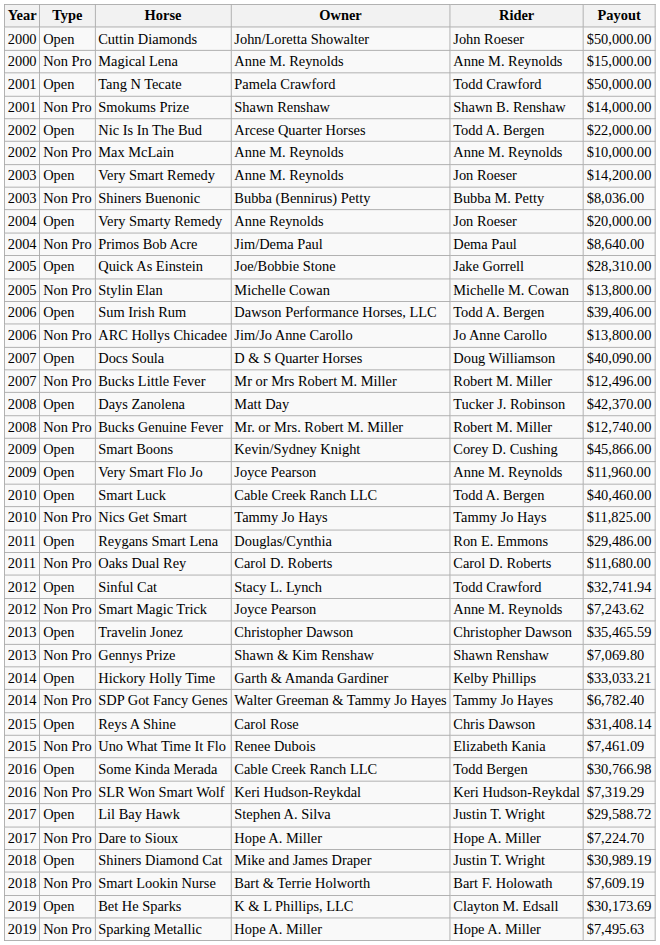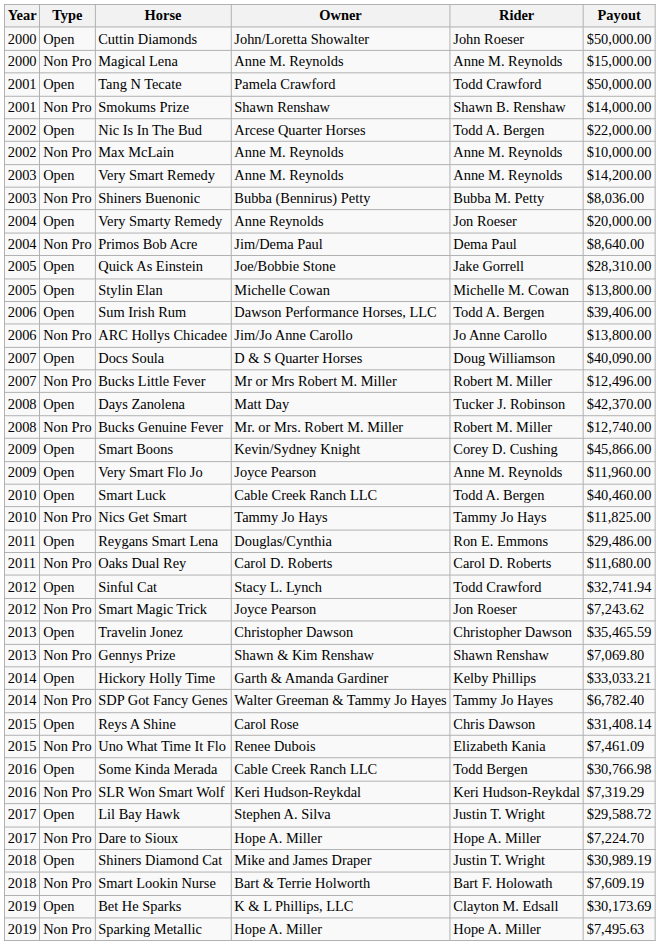(485, 175) Jon Roeser -> (508, 175) Anne M. Reynolds
(67, 289) Non Pro -> (59, 289) Open
(508, 609) Anne M. Reynolds -> (485, 609) Jon Roeser
